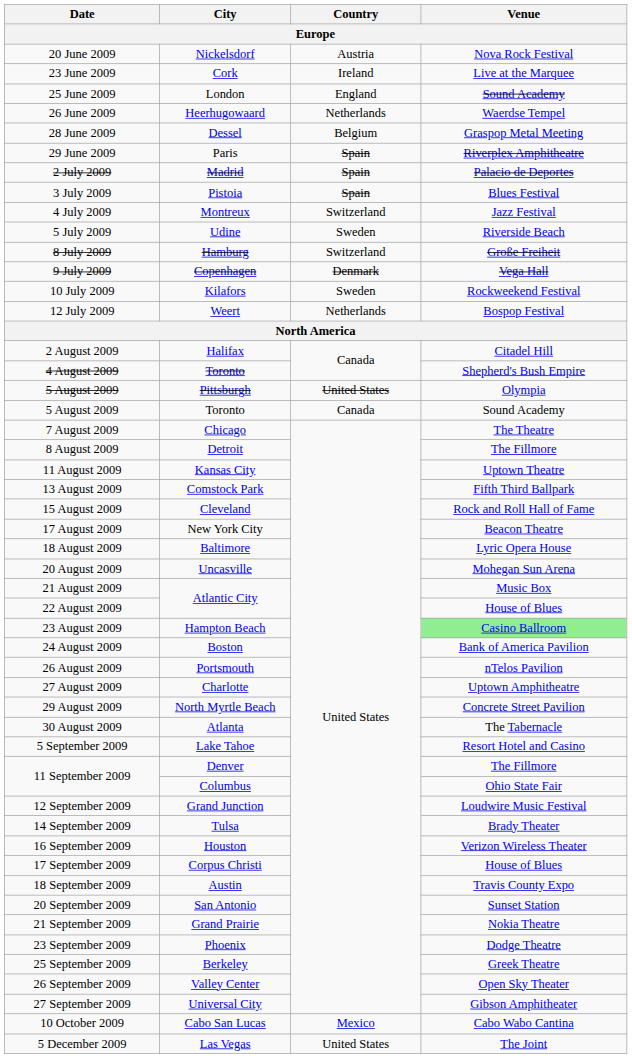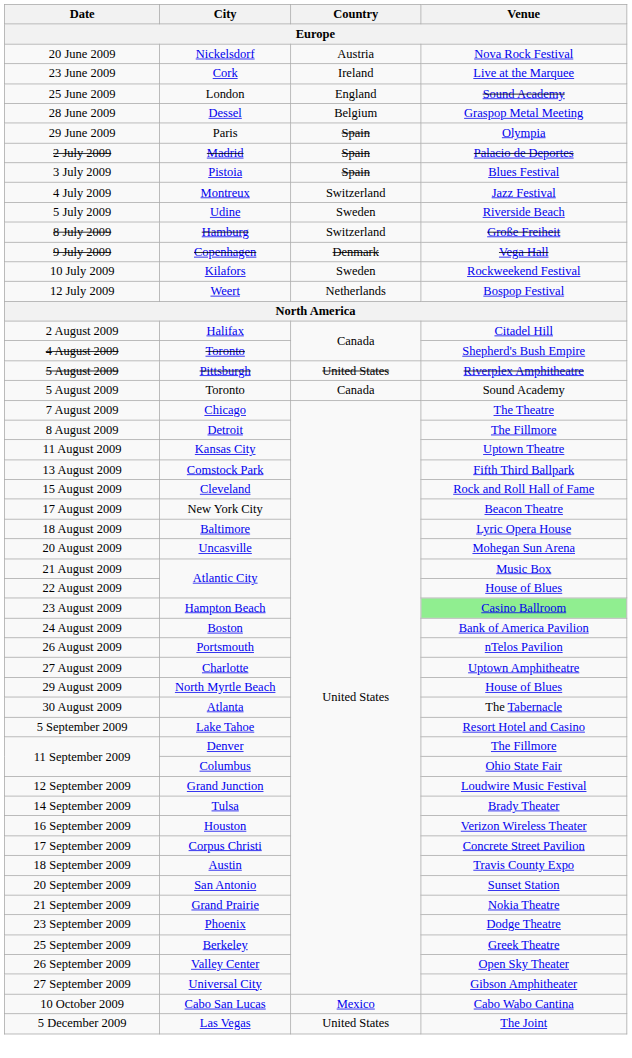- row: (82, 113)
(524, 152) Riverplex Amphitheatre -> (524, 133) Olympia
(524, 390) Olympia -> (524, 370) Riverplex Amphitheatre
(524, 707) Concrete Street Pavilion -> (524, 687) House of Blues
(524, 865) House of Blues -> (524, 845) Concrete Street Pavilion
